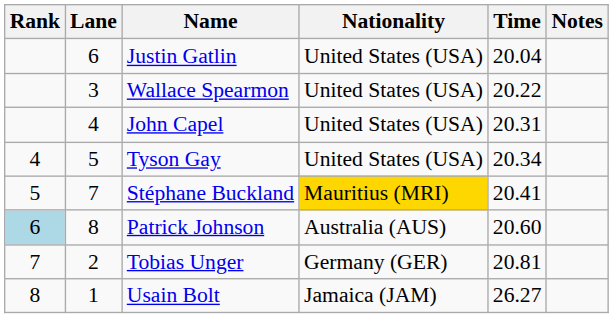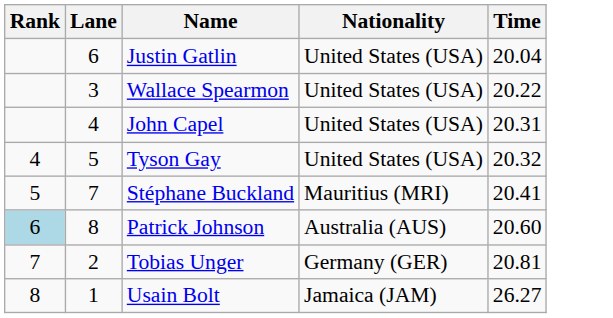- column: (577, 21)
(517, 158) 20.34 -> (517, 158) 20.32
(376, 192) gold background -> (376, 192) no background
